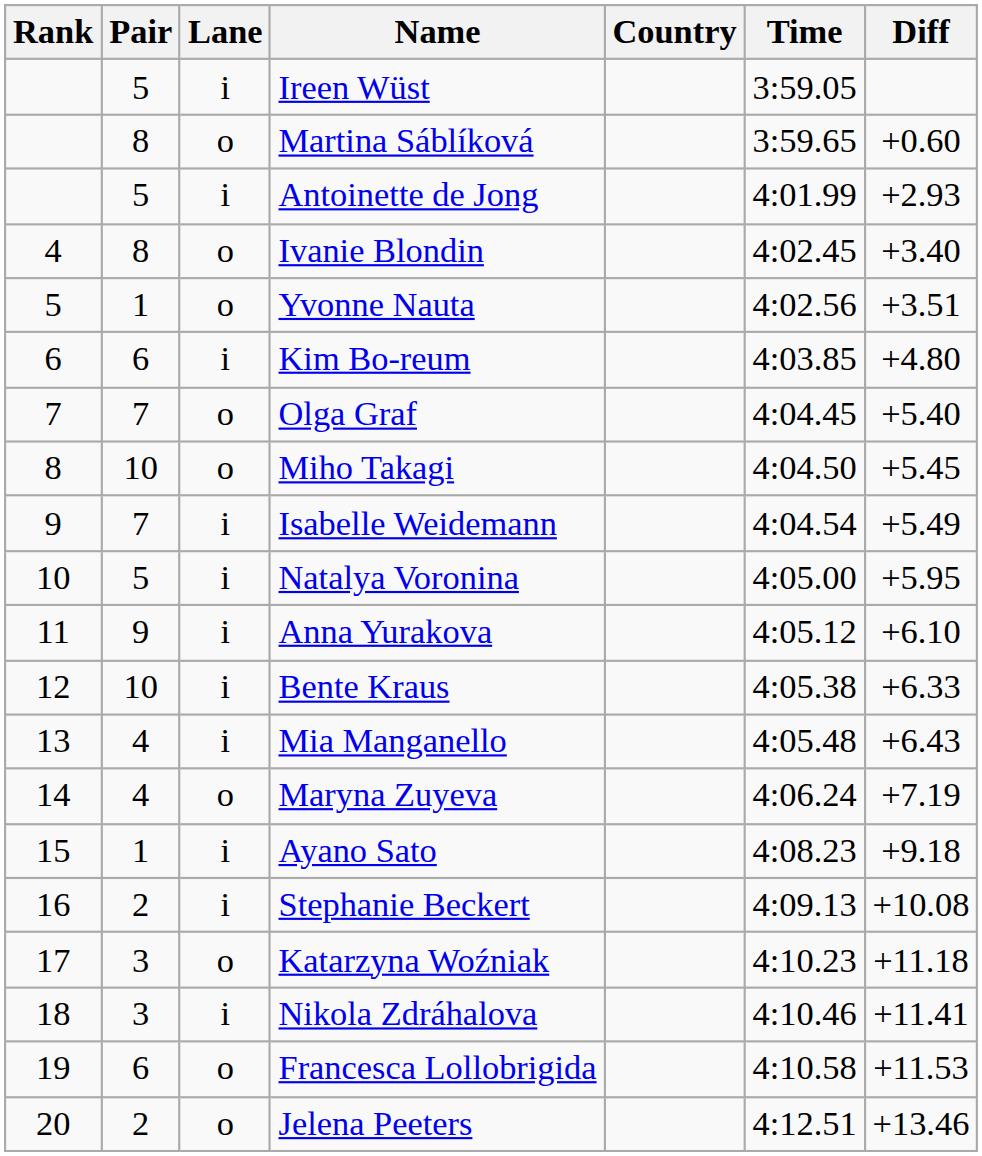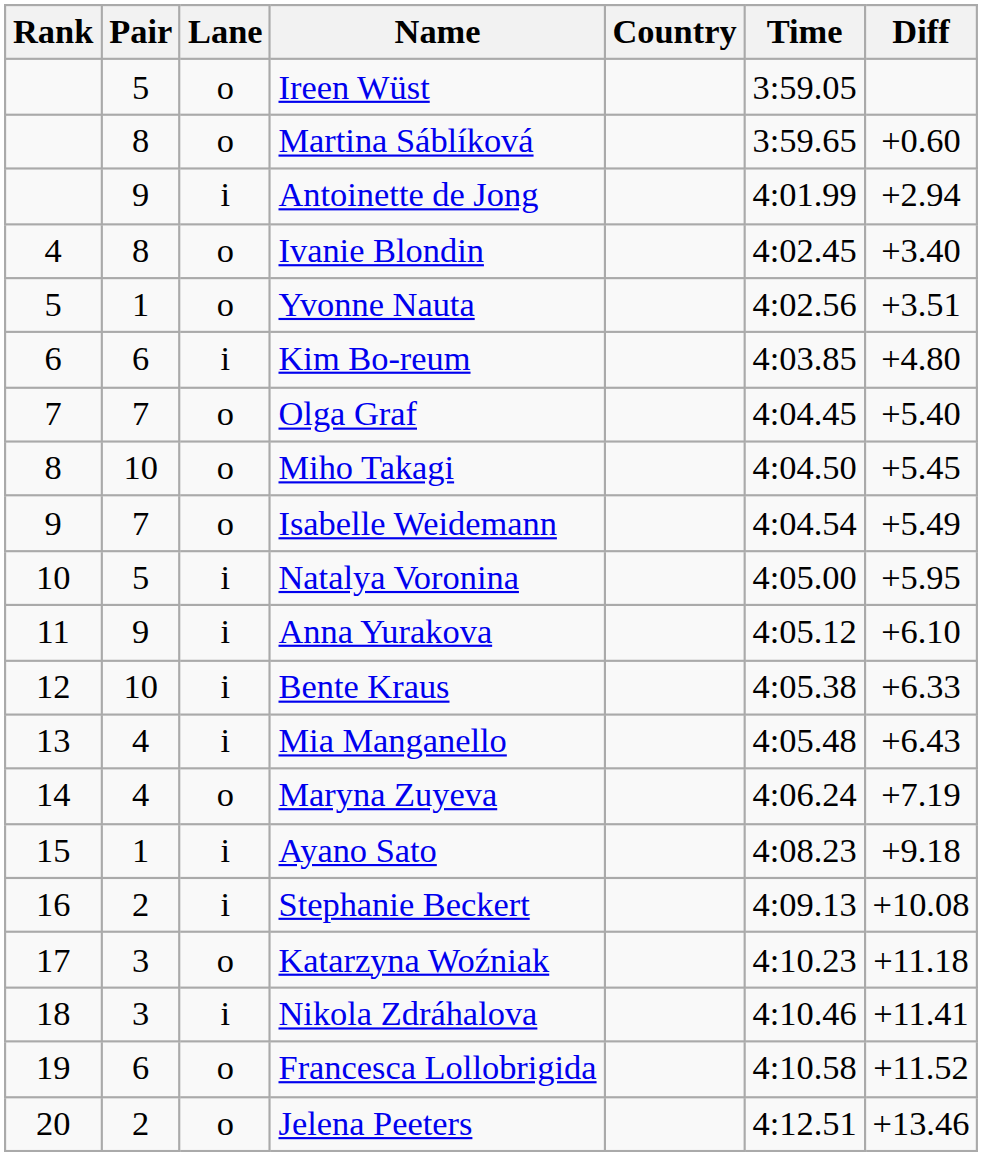(225, 86) i -> (225, 86) o
(141, 195) 5 -> (141, 195) 9
(921, 195) +2.93 -> (921, 195) +2.94
(225, 522) i -> (225, 522) o
(921, 1068) +11.53 -> (921, 1068) +11.52
